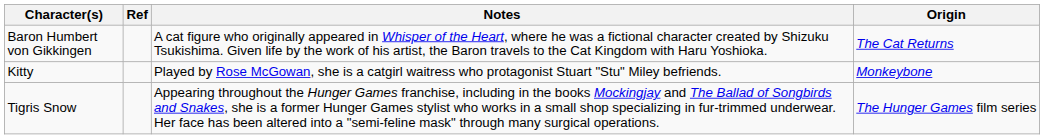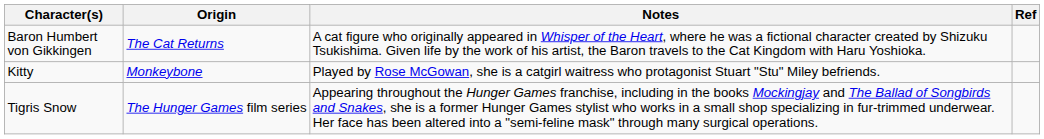columns swapped: (946, 15) <-> (137, 15)
